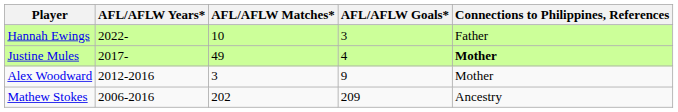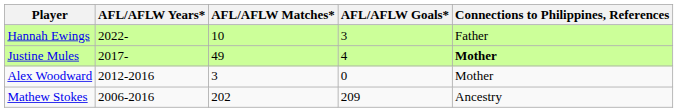(344, 76) 9 -> (344, 76) 0
